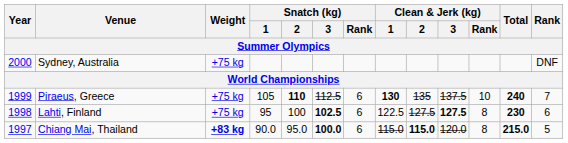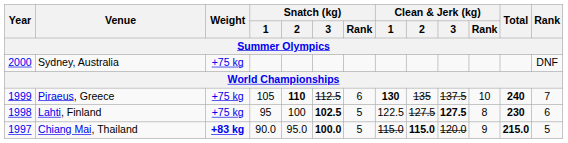(359, 113) 6 -> (359, 113) 5
(359, 130) 6 -> (359, 130) 5
(485, 130) 8 -> (485, 130) 9
